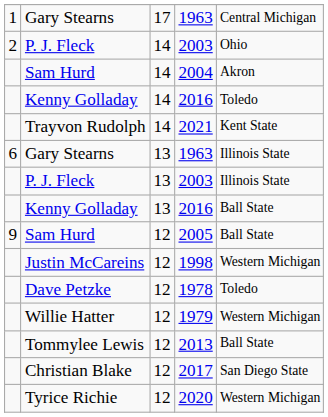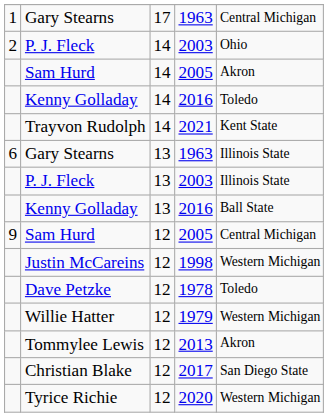(196, 72) 2004 -> (196, 72) 2005
(247, 235) Ball State -> (268, 235) Central Michigan
(247, 343) Ball State -> (237, 343) Akron
